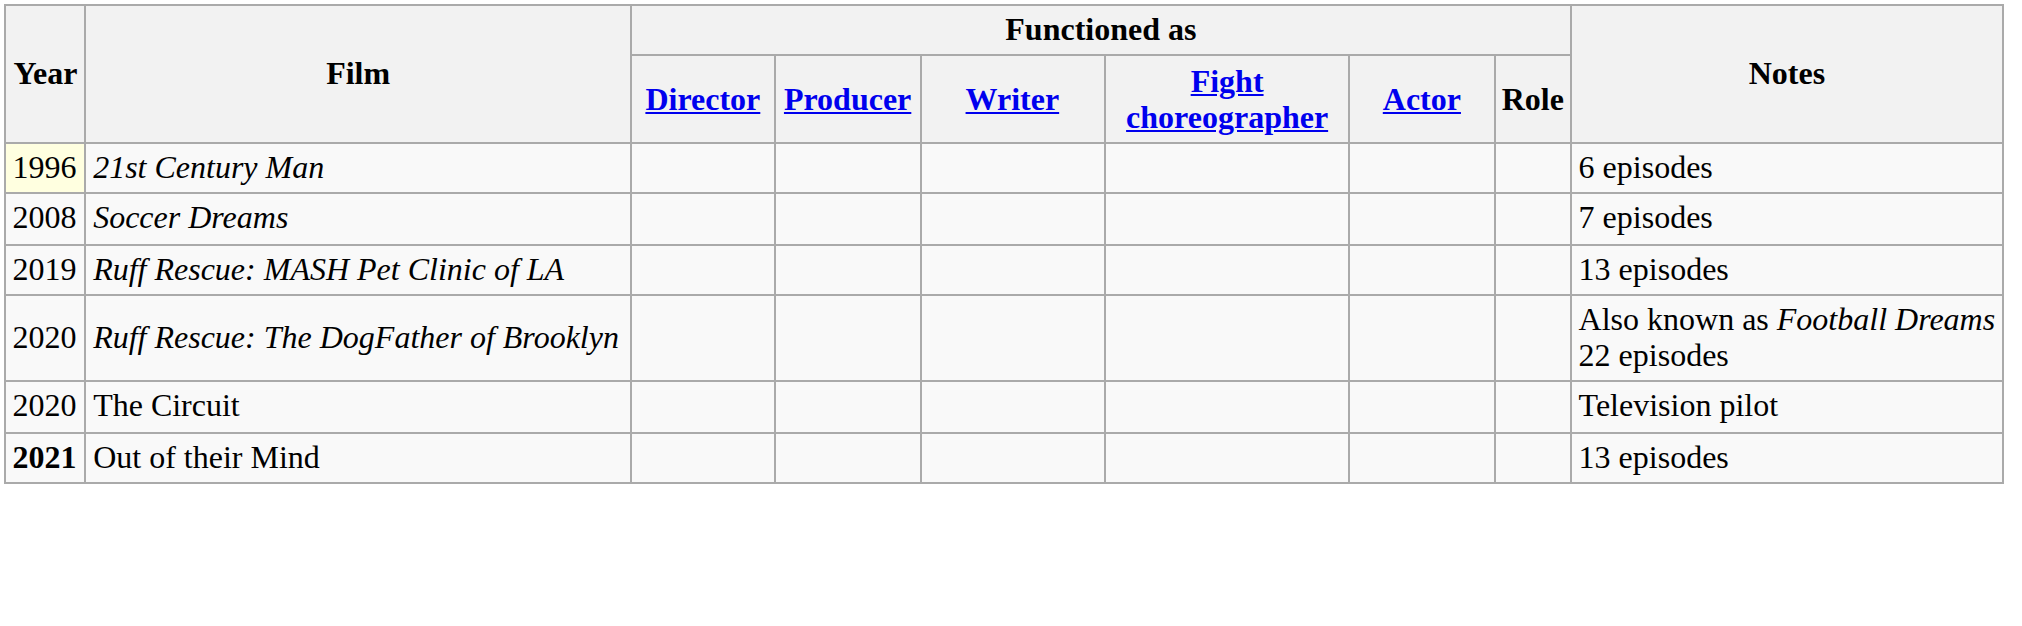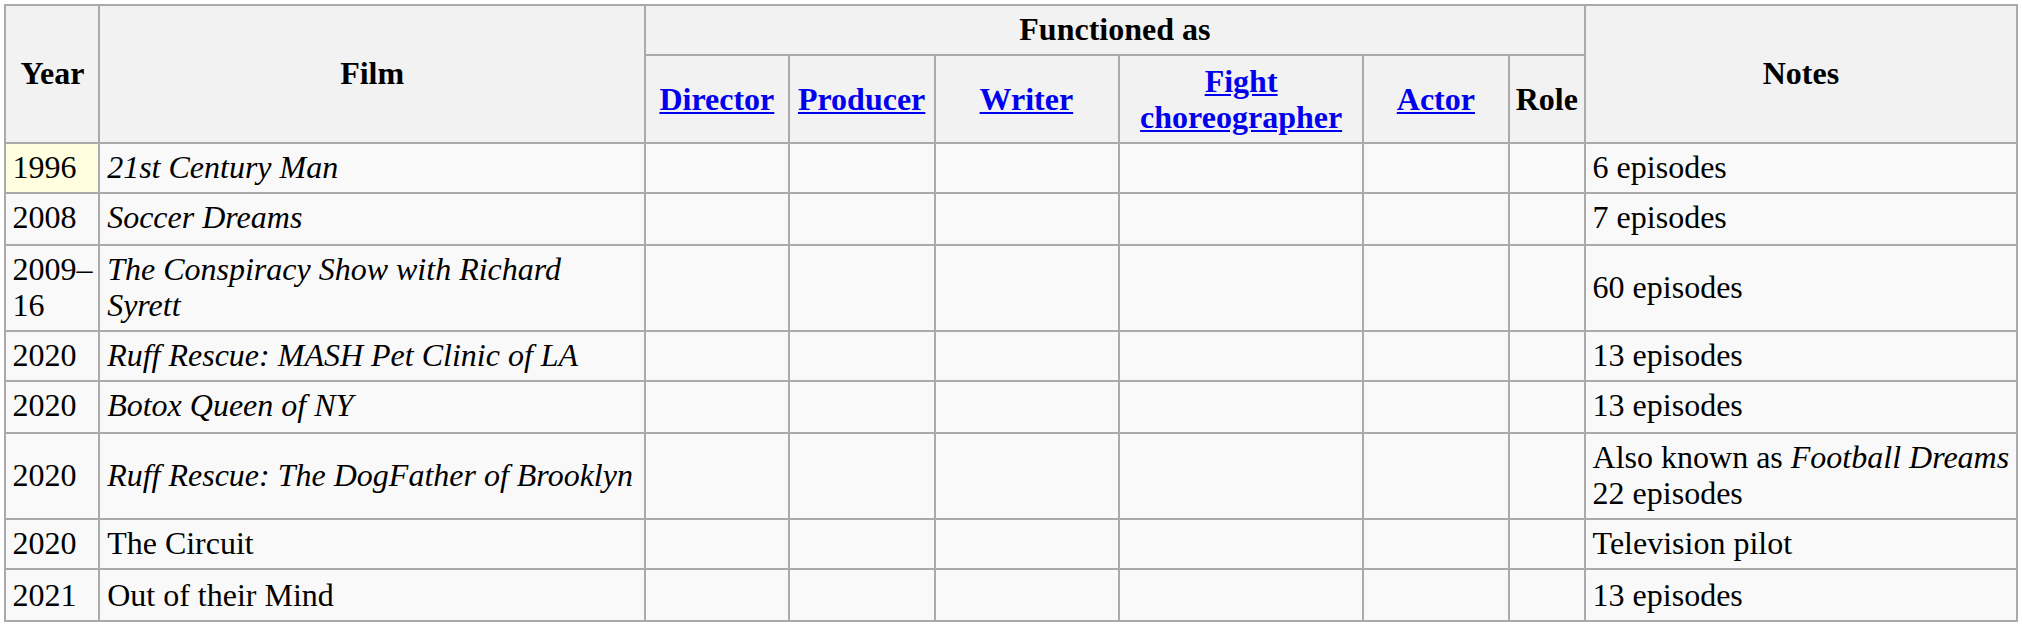+ row: (334, 286)
(44, 268) 2019 -> (44, 355) 2020
+ row: (230, 406)
(44, 457) bold -> (44, 594) normal
